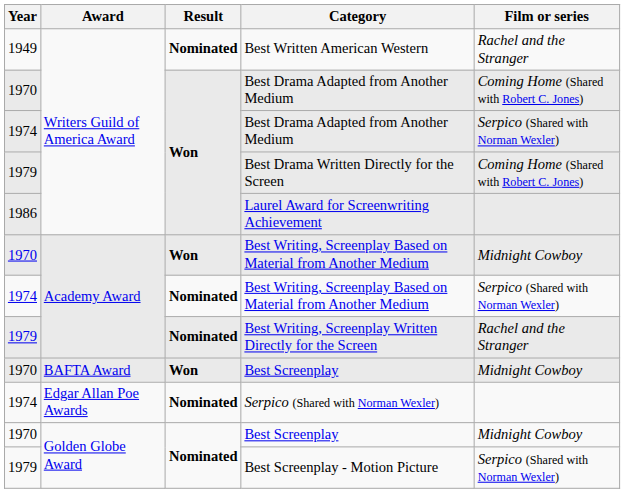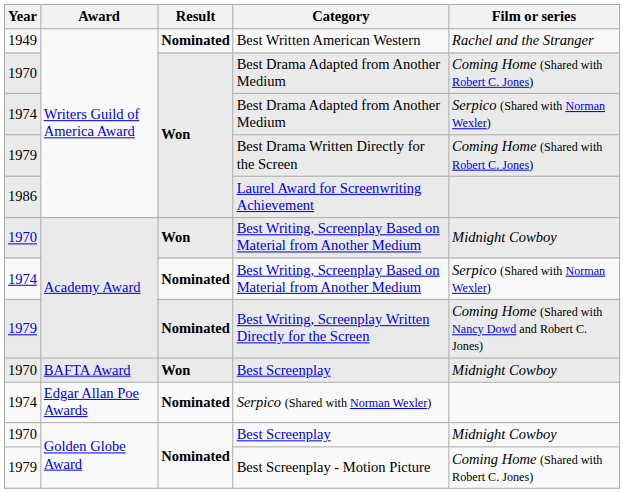(521, 337) Rachel and the Stranger -> (527, 328) Coming Home (Shared with Nancy Dowd and Robert C. Jones)
(533, 467) Serpico (Shared with Norman Wexler) -> (527, 467) Coming Home (Shared with Robert C. Jones)
